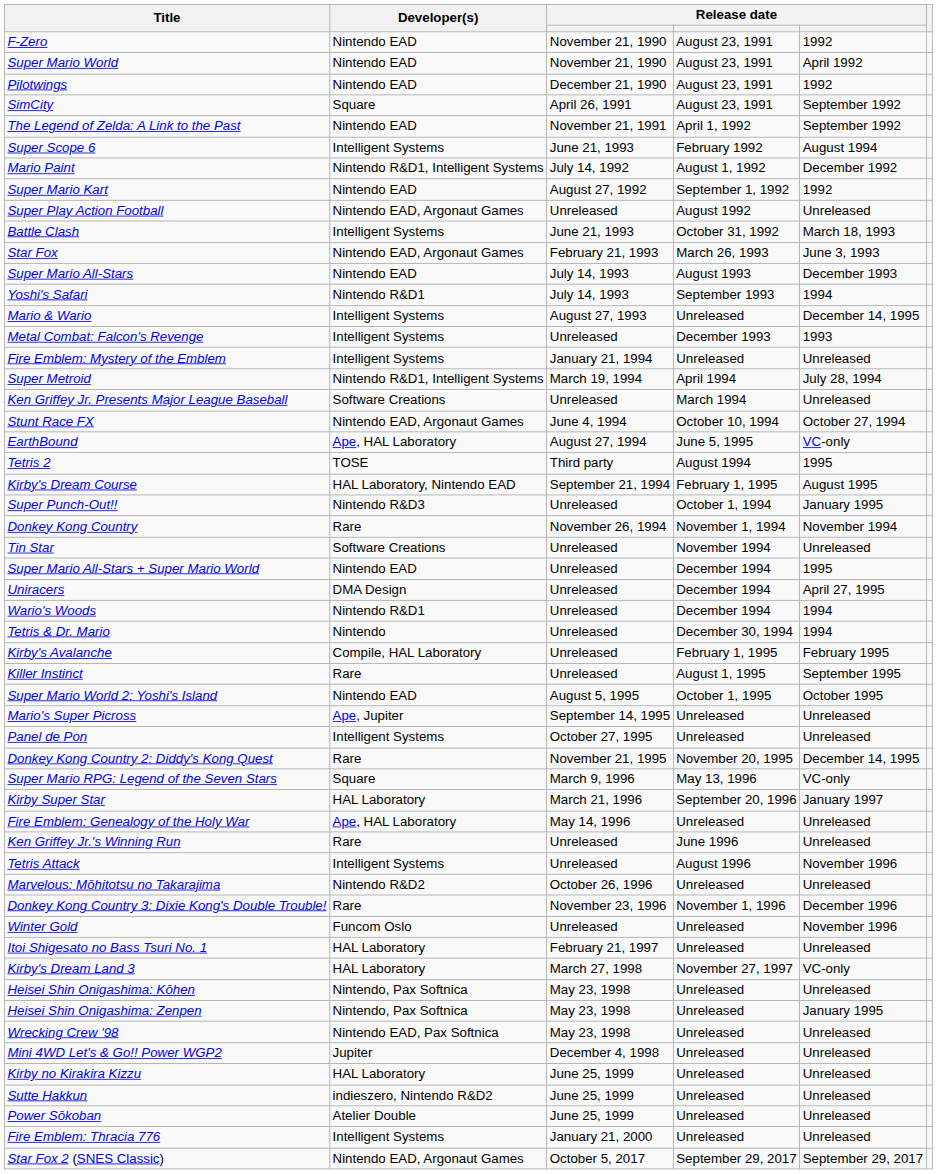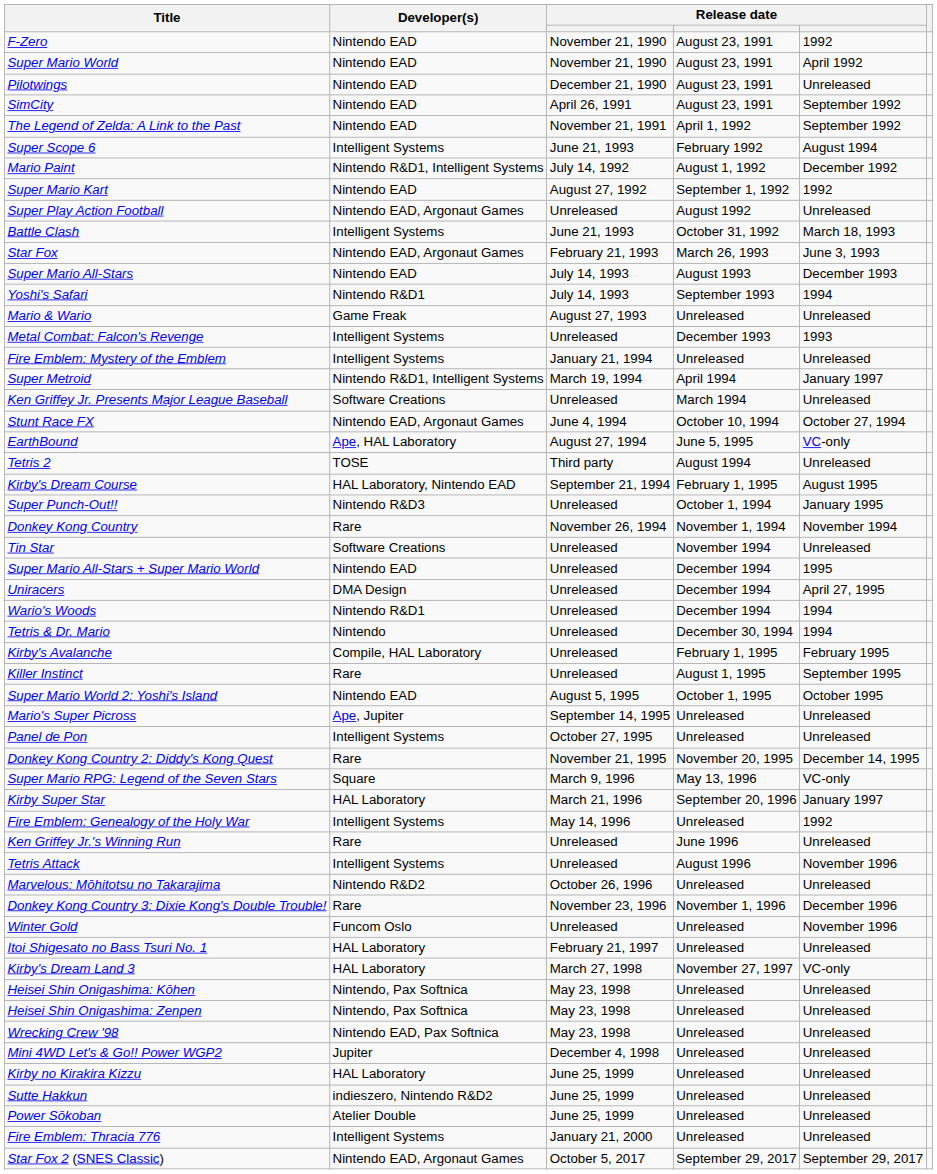(818, 84) 1992 -> (837, 84) Unreleased
(354, 105) Square -> (375, 105) Nintendo EAD
(388, 316) Intelligent Systems -> (369, 316) Game Freak
(861, 316) December 14, 1995 -> (837, 316) Unreleased
(842, 379) July 28, 1994 -> (843, 379) January 1997
(818, 463) 1995 -> (837, 463) Unreleased
(394, 821) Ape, HAL Laboratory -> (388, 821) Intelligent Systems
(837, 821) Unreleased -> (818, 821) 1992
(843, 1011) January 1995 -> (837, 1011) Unreleased
